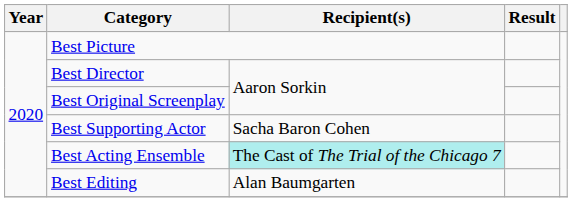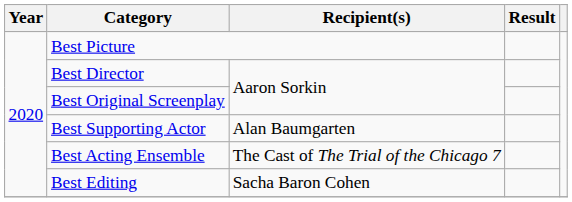(301, 127) Sacha Baron Cohen -> (294, 127) Alan Baumgarten
(367, 155) paleturquoise background -> (367, 155) no background
(294, 182) Alan Baumgarten -> (301, 182) Sacha Baron Cohen
